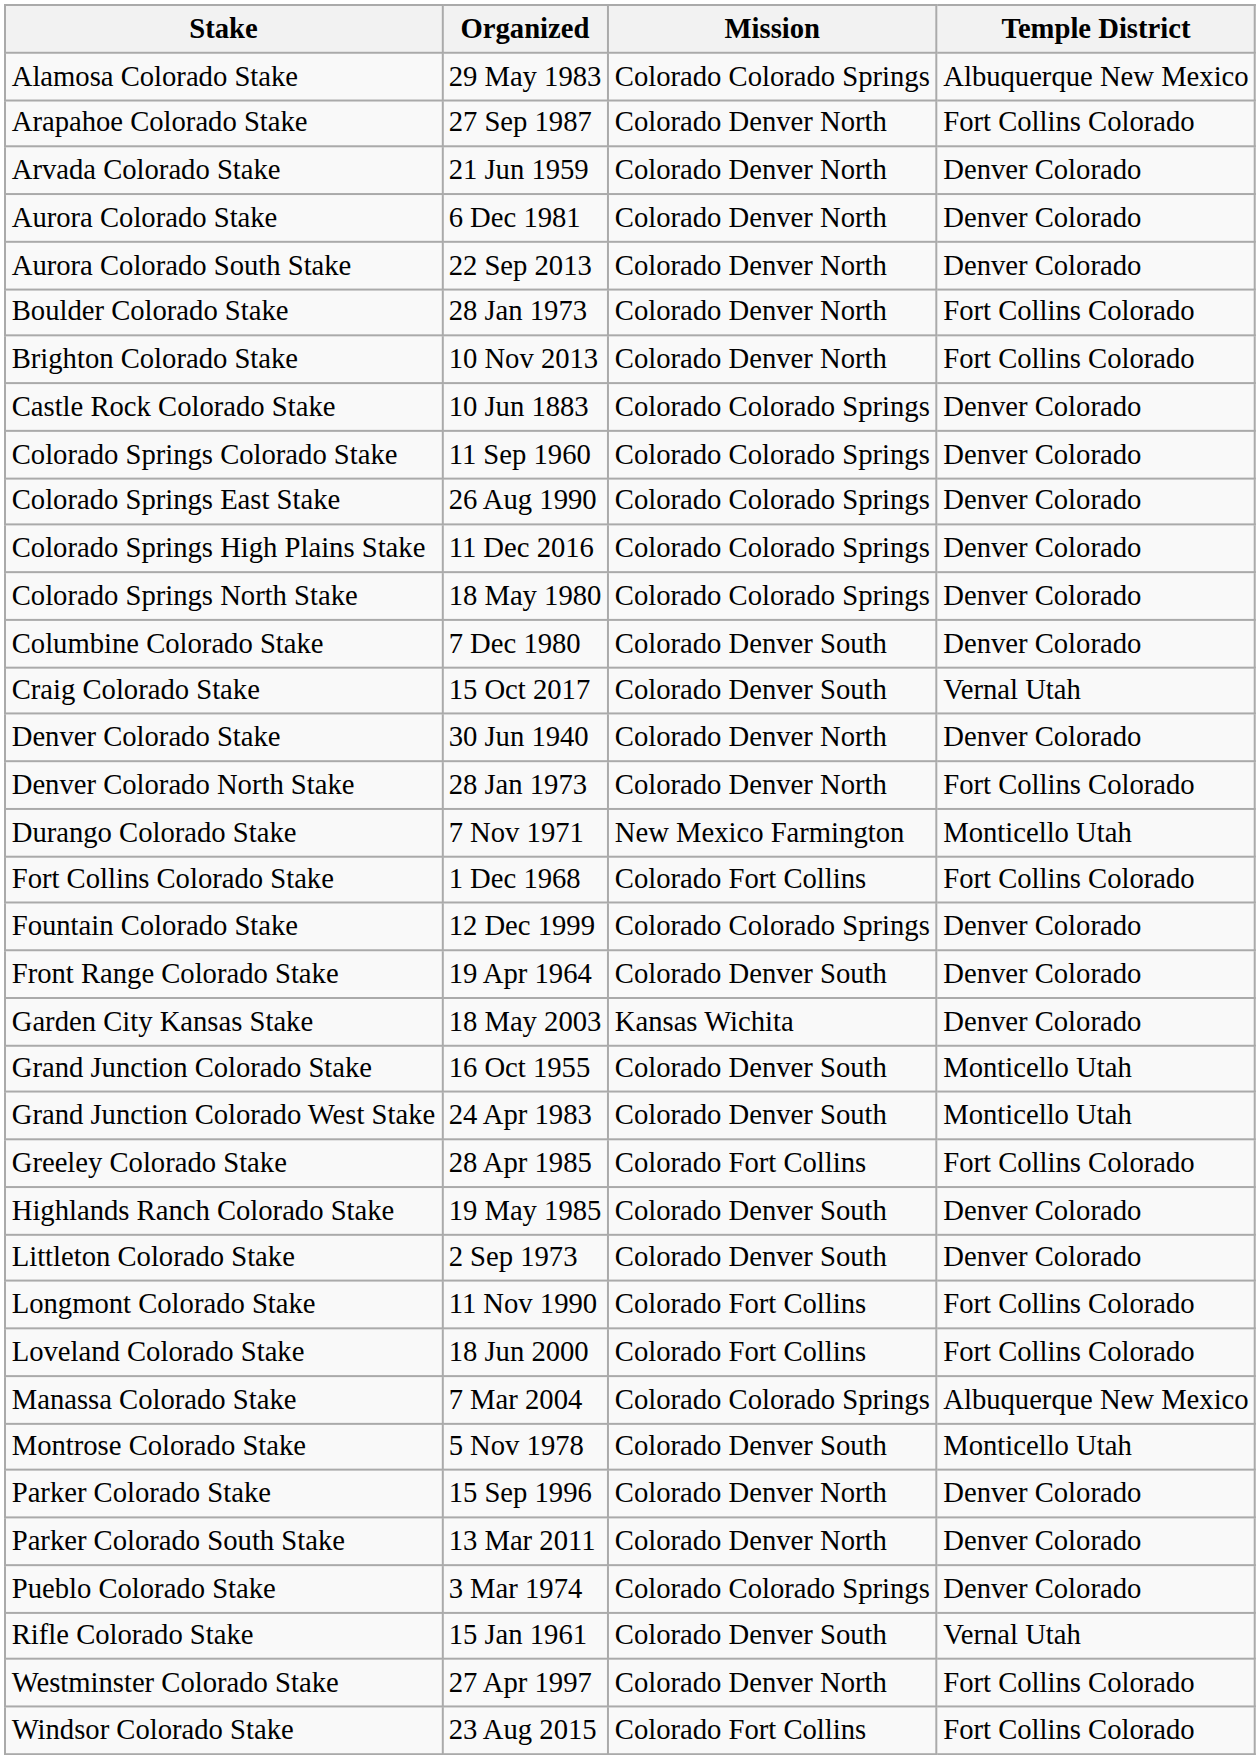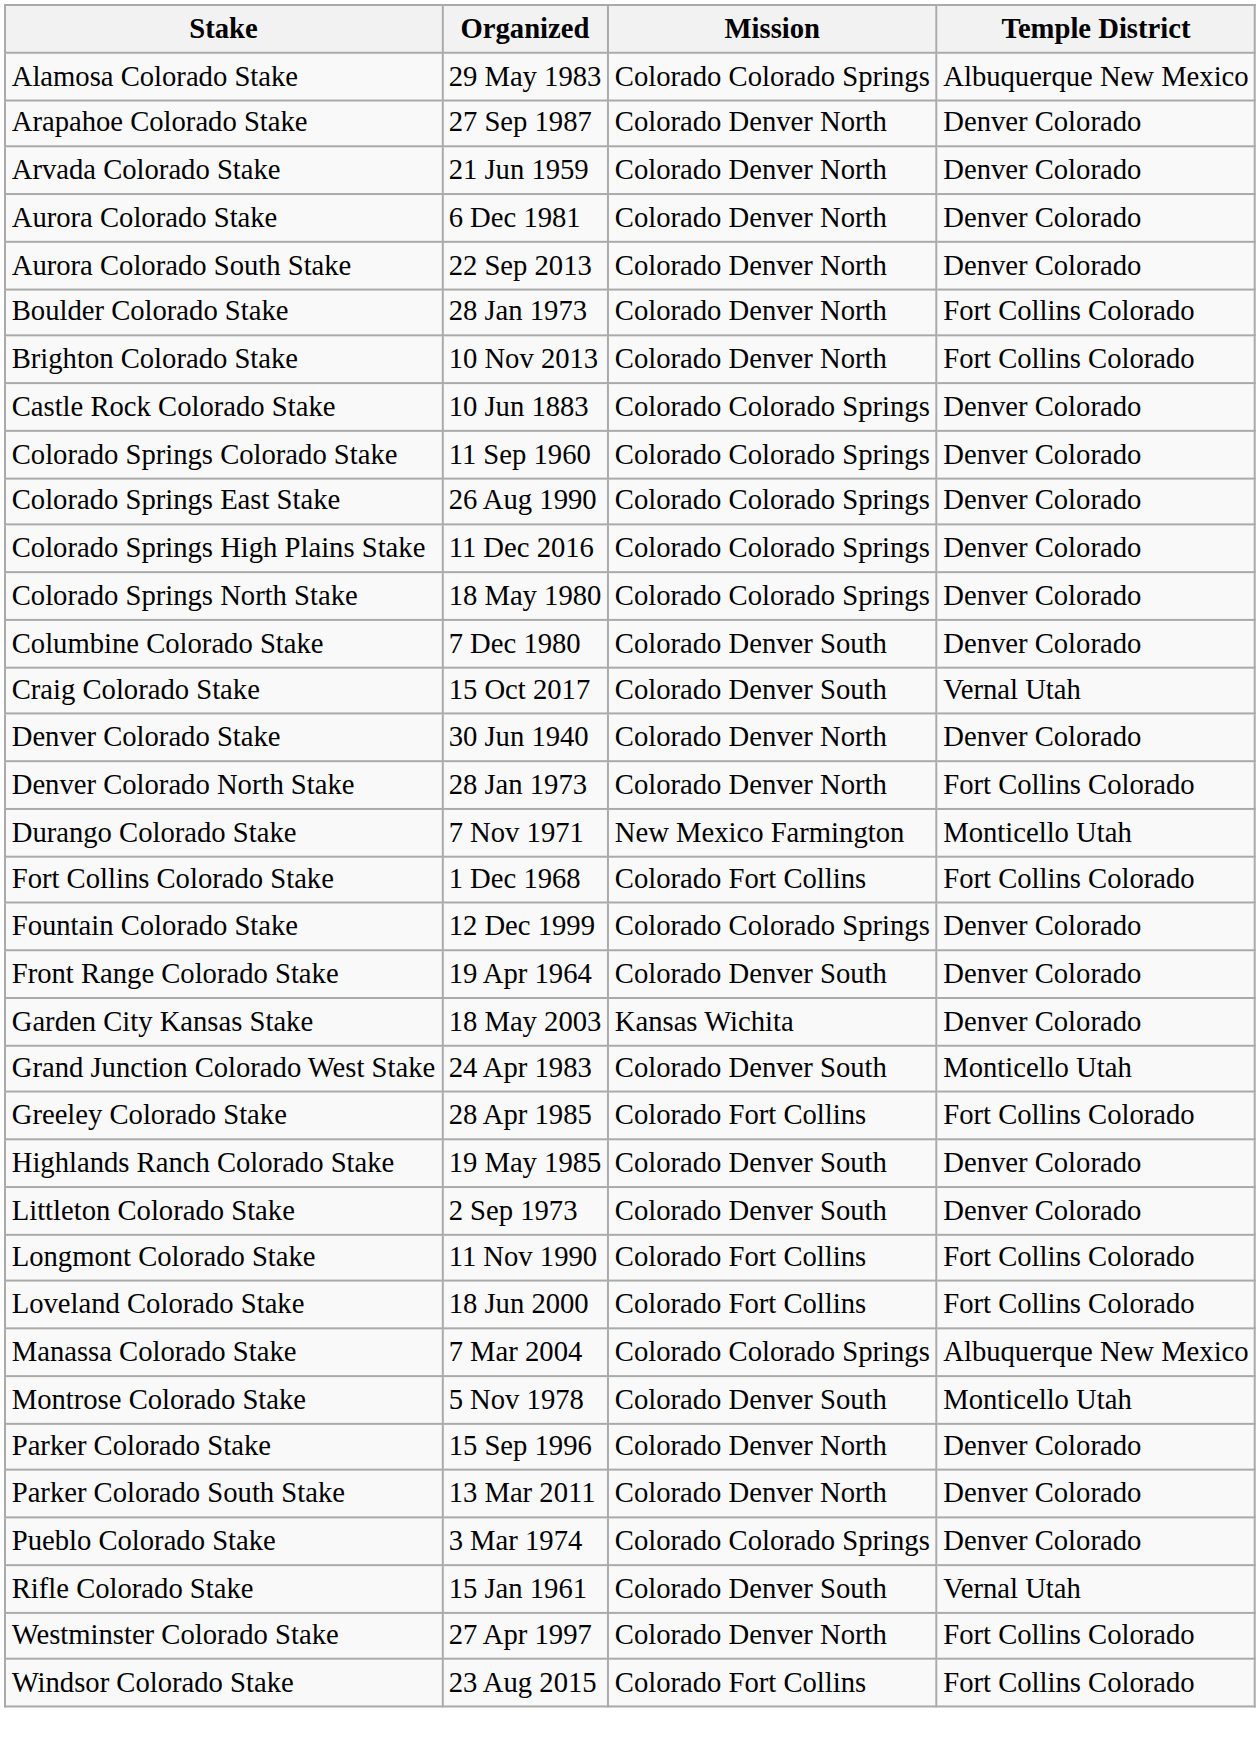(1069, 123) Fort Collins Colorado -> (1042, 123) Denver Colorado
- row: (192, 1068)
